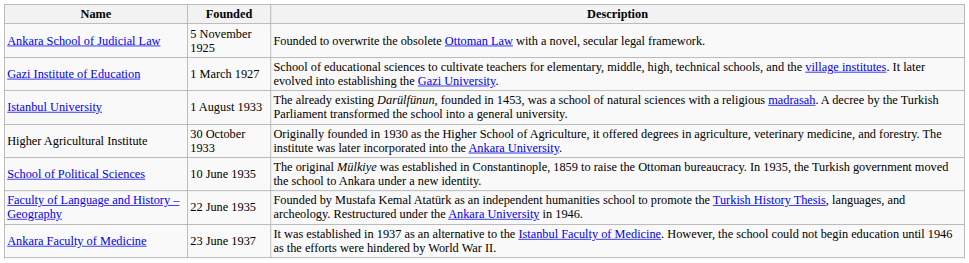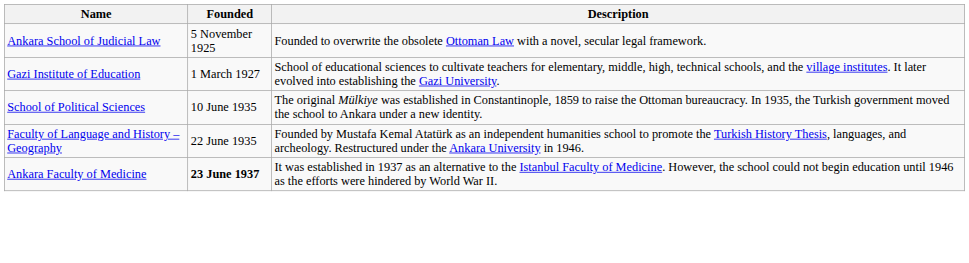- row: (55, 107)
- row: (77, 140)
(223, 241) normal -> (225, 174) bold
